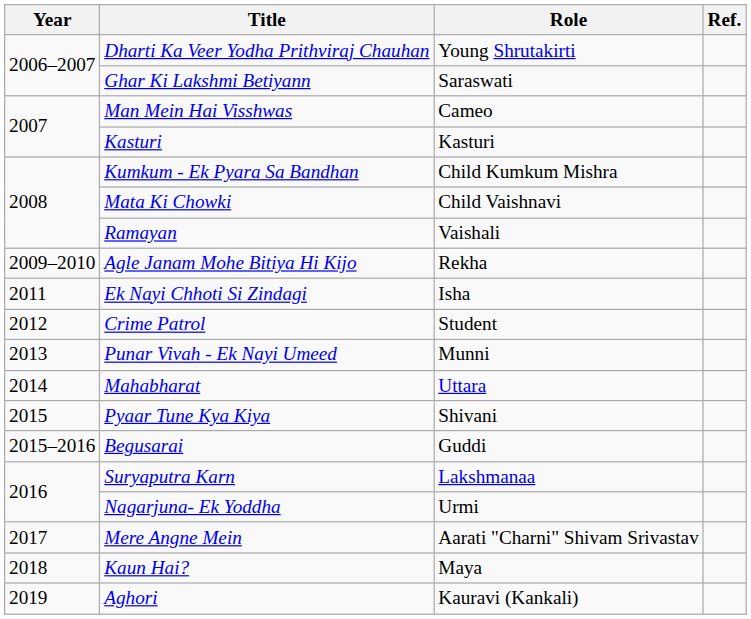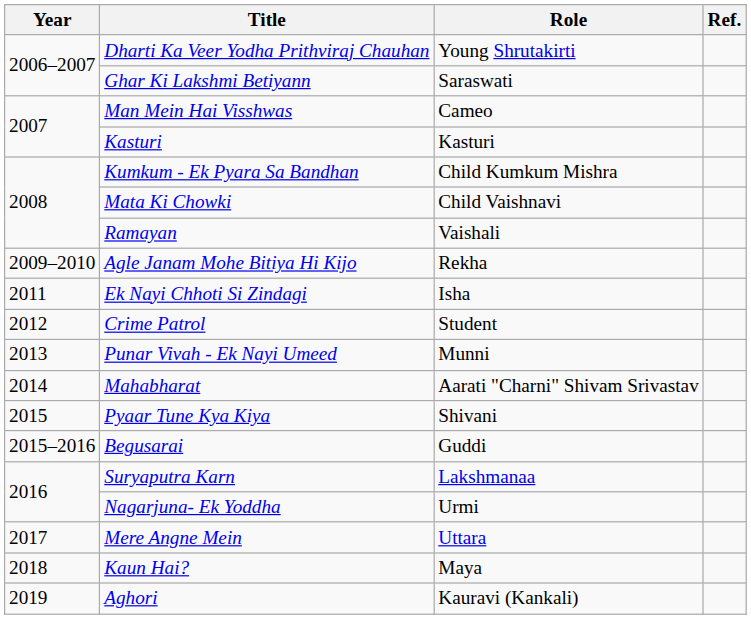(462, 385) Uttara -> (569, 385) Aarati "Charni" Shivam Srivastav
(569, 537) Aarati "Charni" Shivam Srivastav -> (462, 537) Uttara
